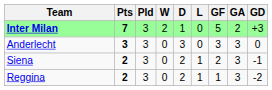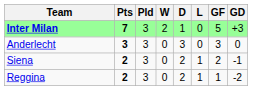- column: (237, 12)
